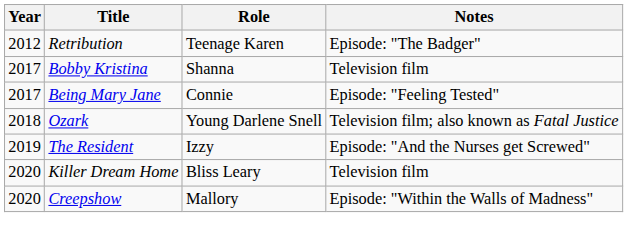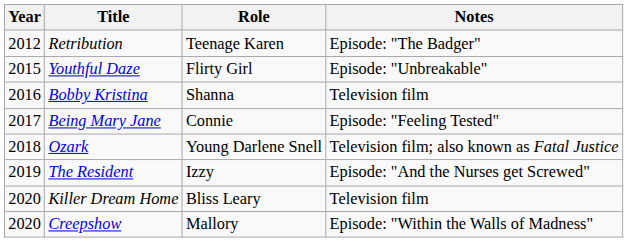+ row: (94, 69)
(25, 69) 2017 -> (25, 95) 2016
